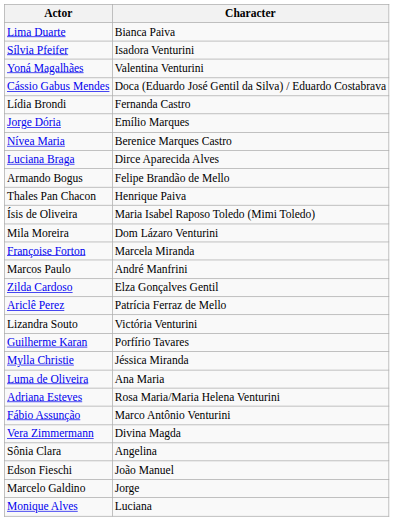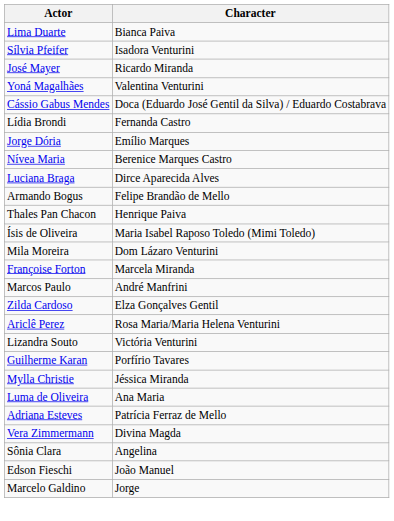+ row: (33, 68)
(171, 305) Patrícia Ferraz de Mello -> (197, 324) Rosa Maria/Maria Helena Venturini
(197, 397) Rosa Maria/Maria Helena Venturini -> (171, 415) Patrícia Ferraz de Mello
- row: (44, 415)
- row: (42, 506)
